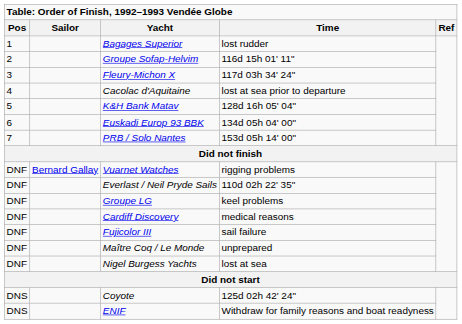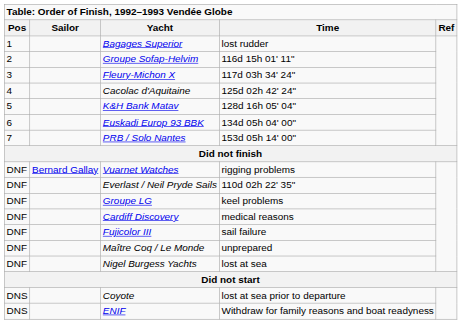(284, 91) lost at sea prior to departure -> (259, 91) 125d 02h 42' 24"
(259, 295) 125d 02h 42' 24" -> (284, 295) lost at sea prior to departure
